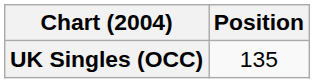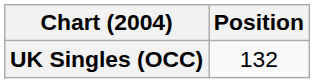(259, 58) 135 -> (259, 58) 132
